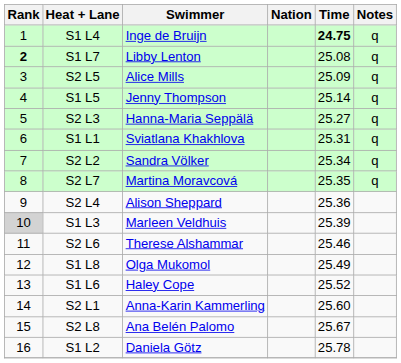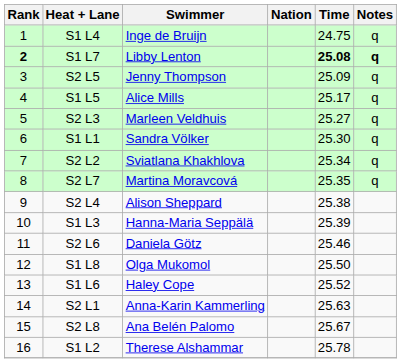(334, 35) bold -> (334, 35) normal
(334, 56) normal -> (334, 56) bold
(375, 56) normal -> (375, 56) bold
(155, 77) Alice Mills -> (176, 77) Jenny Thompson
(176, 98) Jenny Thompson -> (155, 98) Alice Mills
(334, 98) 25.14 -> (334, 98) 25.17
(189, 118) Hanna-Maria Seppälä -> (176, 118) Marleen Veldhuis
(185, 139) Sviatlana Khakhlova -> (167, 139) Sandra Völker
(334, 139) 25.31 -> (334, 139) 25.30
(167, 160) Sandra Völker -> (185, 160) Sviatlana Khakhlova
(334, 202) 25.36 -> (334, 202) 25.38
(23, 222) lightgrey background -> (23, 222) no background
(176, 222) Marleen Veldhuis -> (189, 222) Hanna-Maria Seppälä
(184, 243) Therese Alshammar -> (164, 243) Daniela Götz
(334, 264) 25.49 -> (334, 264) 25.50
(334, 306) 25.60 -> (334, 306) 25.63
(164, 347) Daniela Götz -> (184, 347) Therese Alshammar
